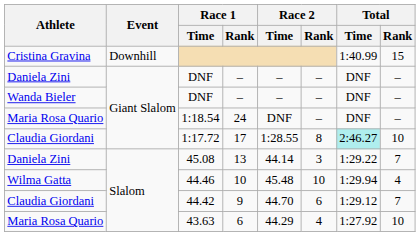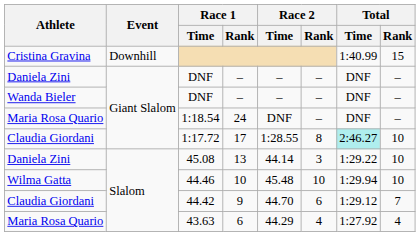(398, 159) 7 -> (398, 159) 10
(398, 180) 4 -> (398, 180) 10
(398, 221) 10 -> (398, 221) 4
